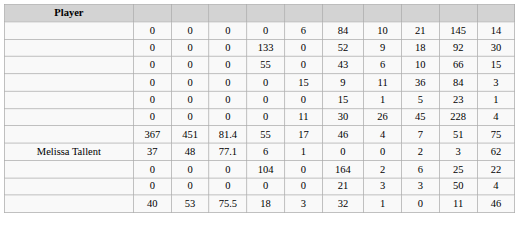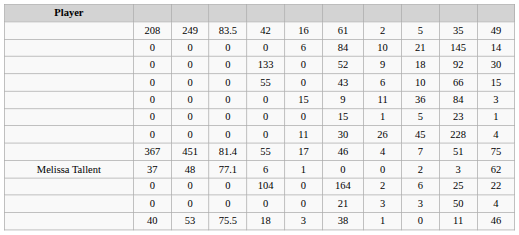+ row: (152, 30)
(343, 204) 32 -> (343, 221) 38
